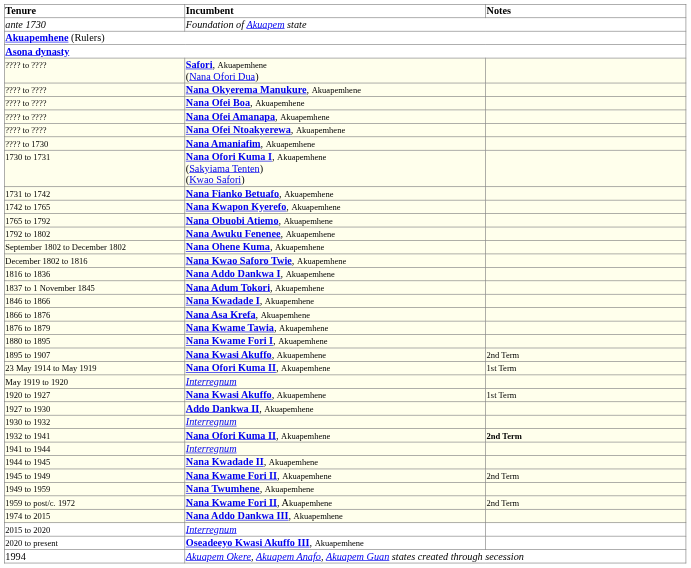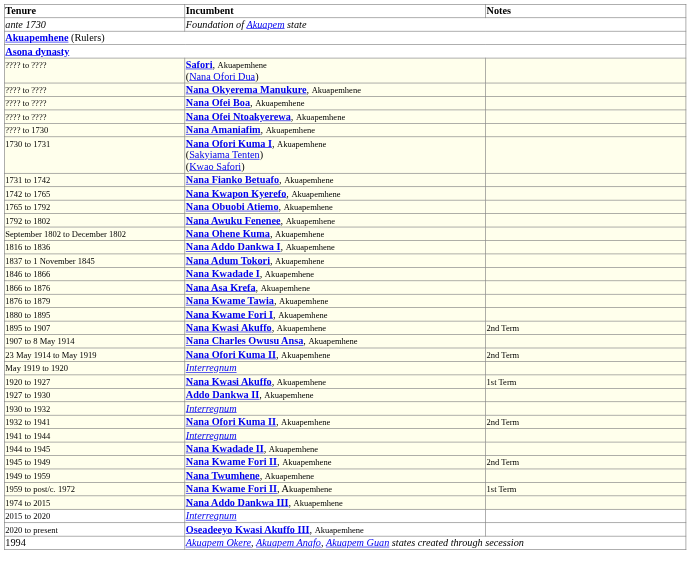- row: (26, 117)
- row: (46, 261)
+ row: (40, 342)
(501, 368) 1st Term -> (503, 355) 2nd Term
(504, 435) bold -> (503, 422) normal
(503, 503) 2nd Term -> (501, 489) 1st Term
